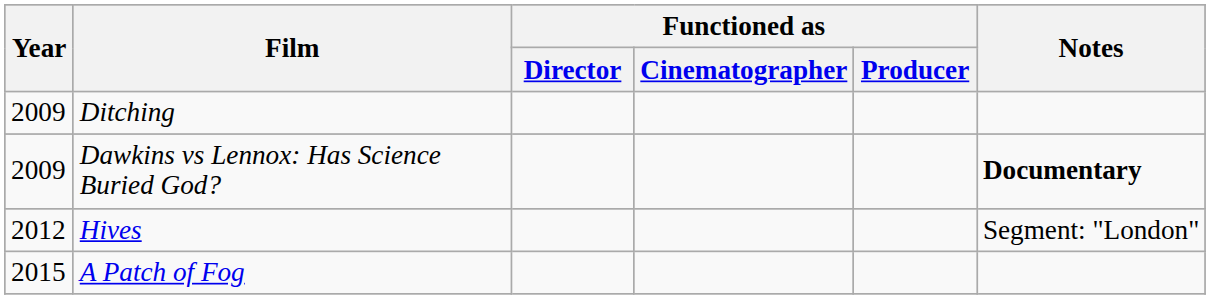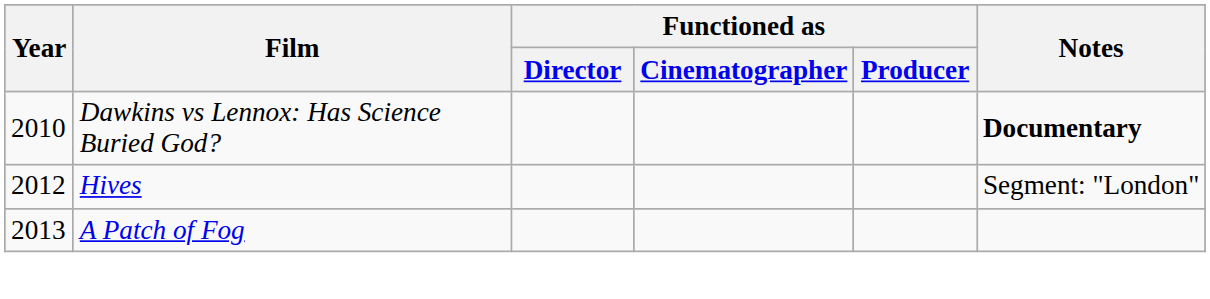- row: (127, 112)
(38, 170) 2009 -> (38, 127) 2010
(38, 272) 2015 -> (38, 229) 2013
